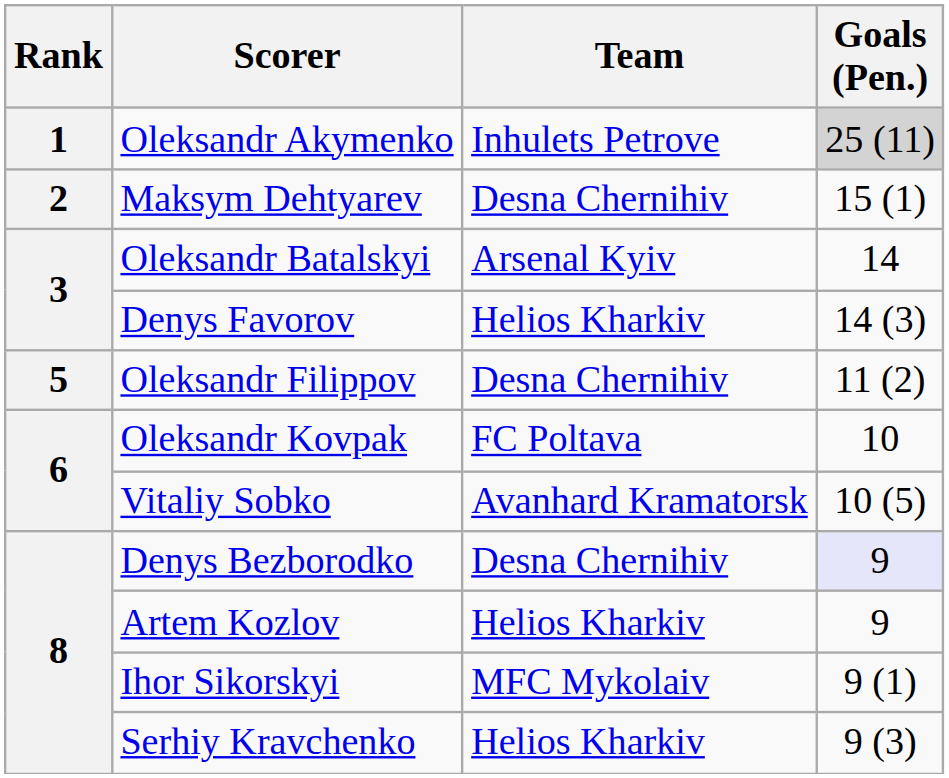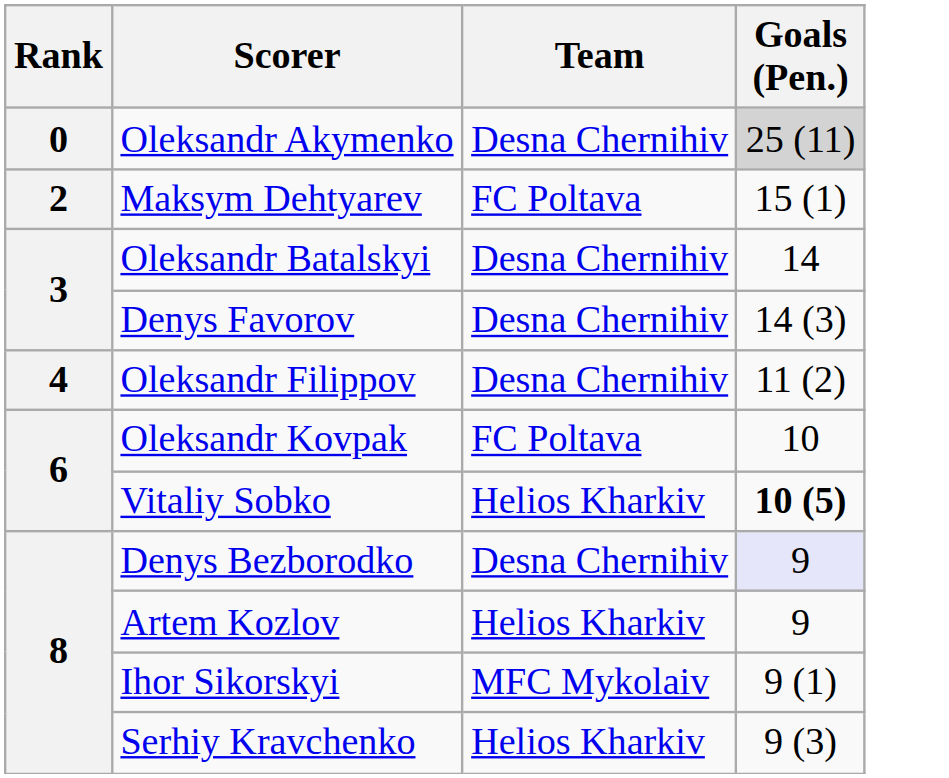(58, 137) 1 -> (58, 137) 0
(595, 137) Inhulets Petrove -> (600, 137) Desna Chernihiv
(600, 198) Desna Chernihiv -> (556, 198) FC Poltava
(573, 258) Arsenal Kyiv -> (600, 258) Desna Chernihiv
(588, 319) Helios Kharkiv -> (600, 319) Desna Chernihiv
(58, 379) 5 -> (58, 379) 4
(639, 500) Avanhard Kramatorsk -> (588, 500) Helios Kharkiv
(880, 500) normal -> (801, 500) bold
